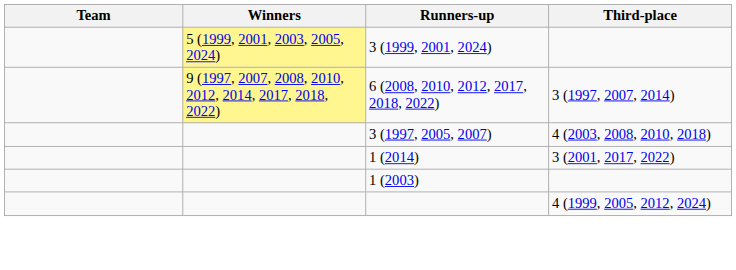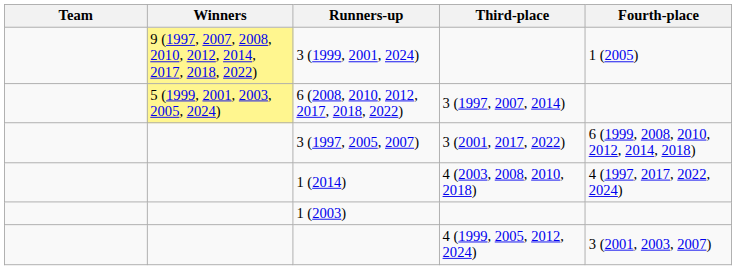+ column: (658, 16)
(265, 47) 5 (1999, 2001, 2003, 2005, 2024) -> (211, 55) 9 (1997, 2007, 2008, 2010, 2012, 2014, 2017, 2018, 2022)
(265, 94) 9 (1997, 2007, 2008, 2010, 2012, 2014, 2017, 2018, 2022) -> (211, 103) 5 (1999, 2001, 2003, 2005, 2024)
(631, 134) 4 (2003, 2008, 2010, 2018) -> (504, 142) 3 (2001, 2017, 2022)
(613, 157) 3 (2001, 2017, 2022) -> (503, 182) 4 (2003, 2008, 2010, 2018)
